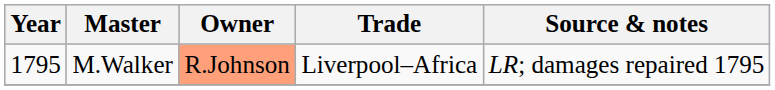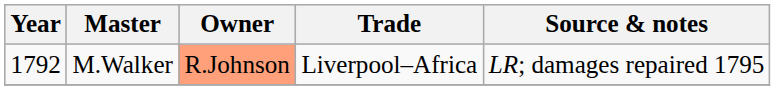(36, 64) 1795 -> (36, 64) 1792
